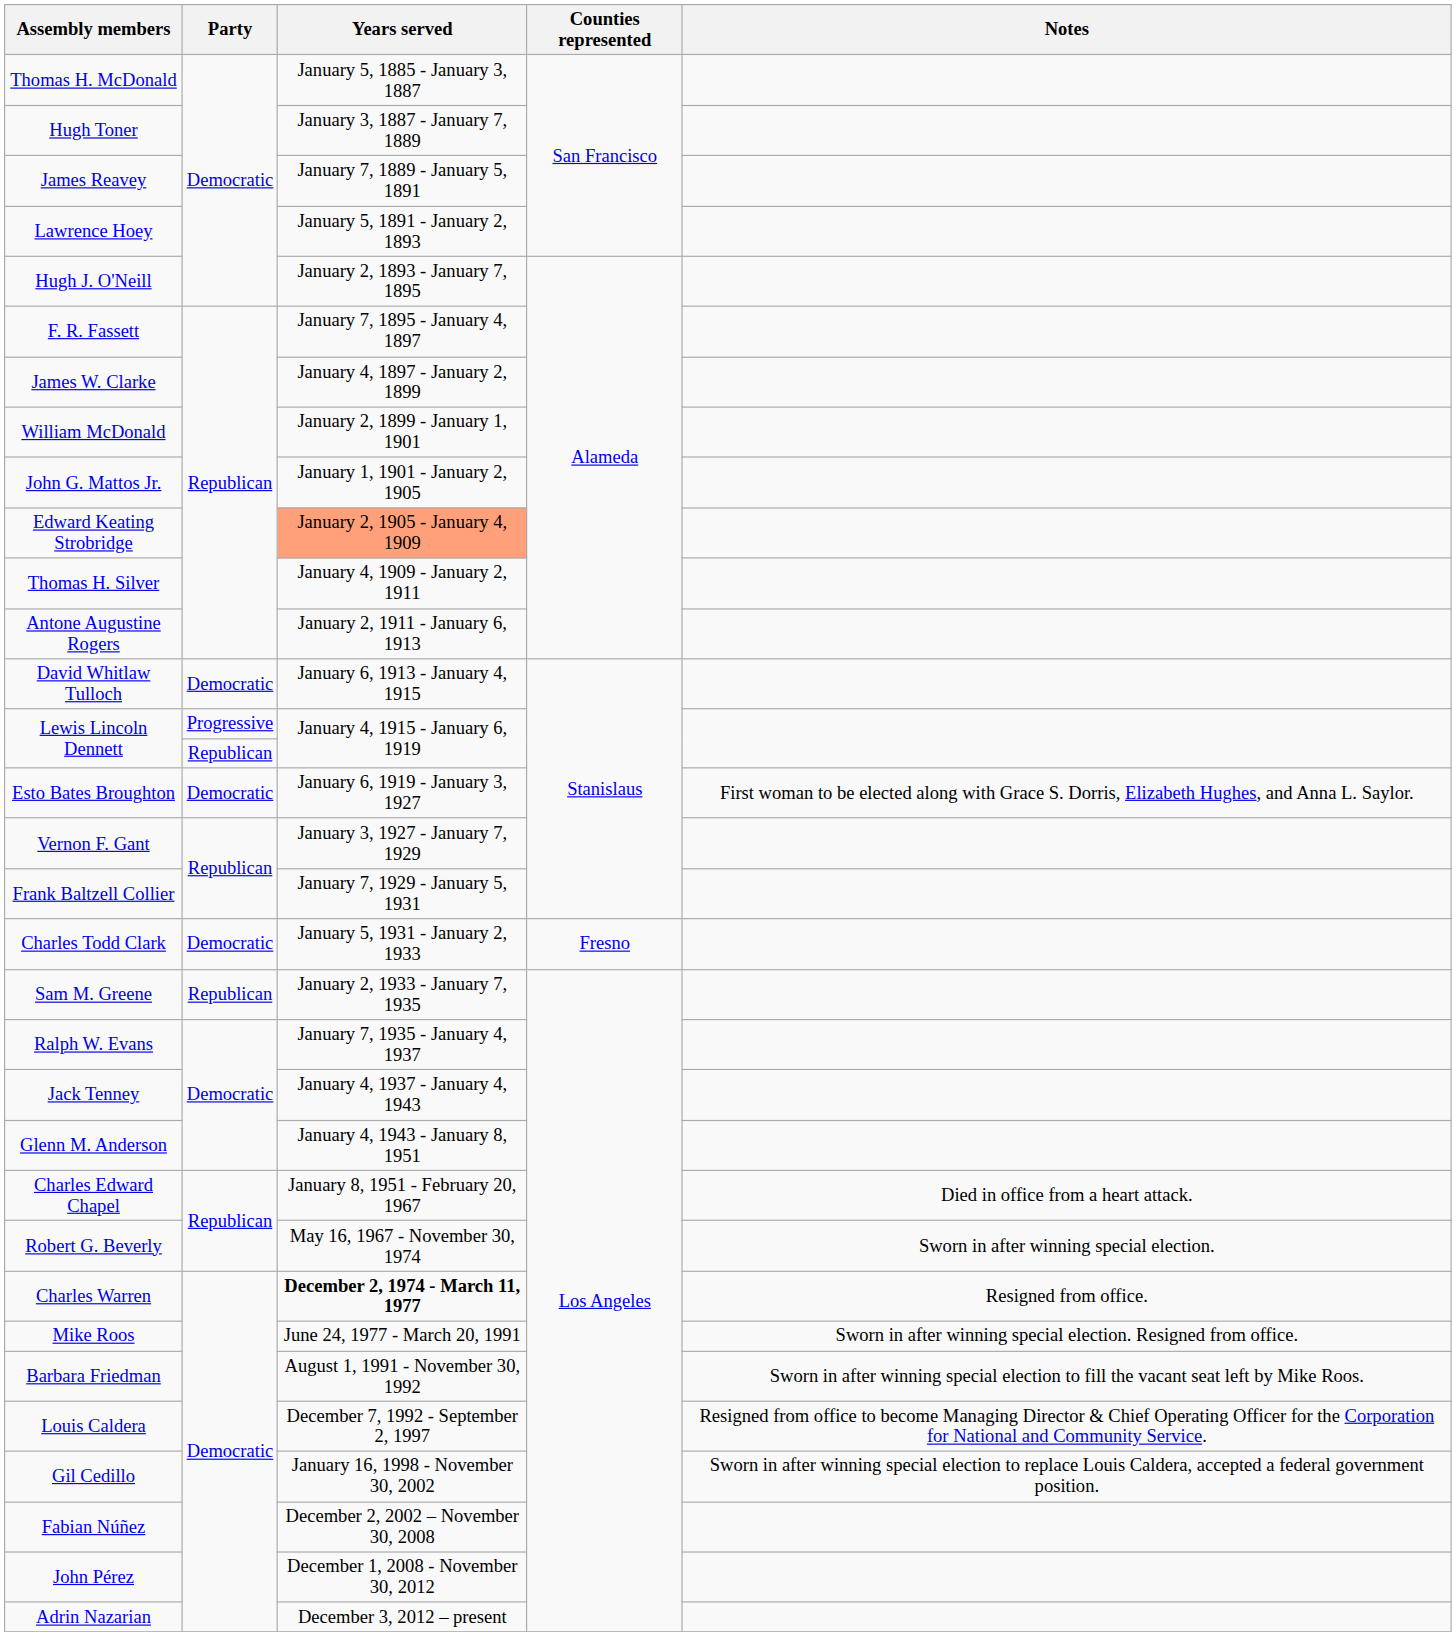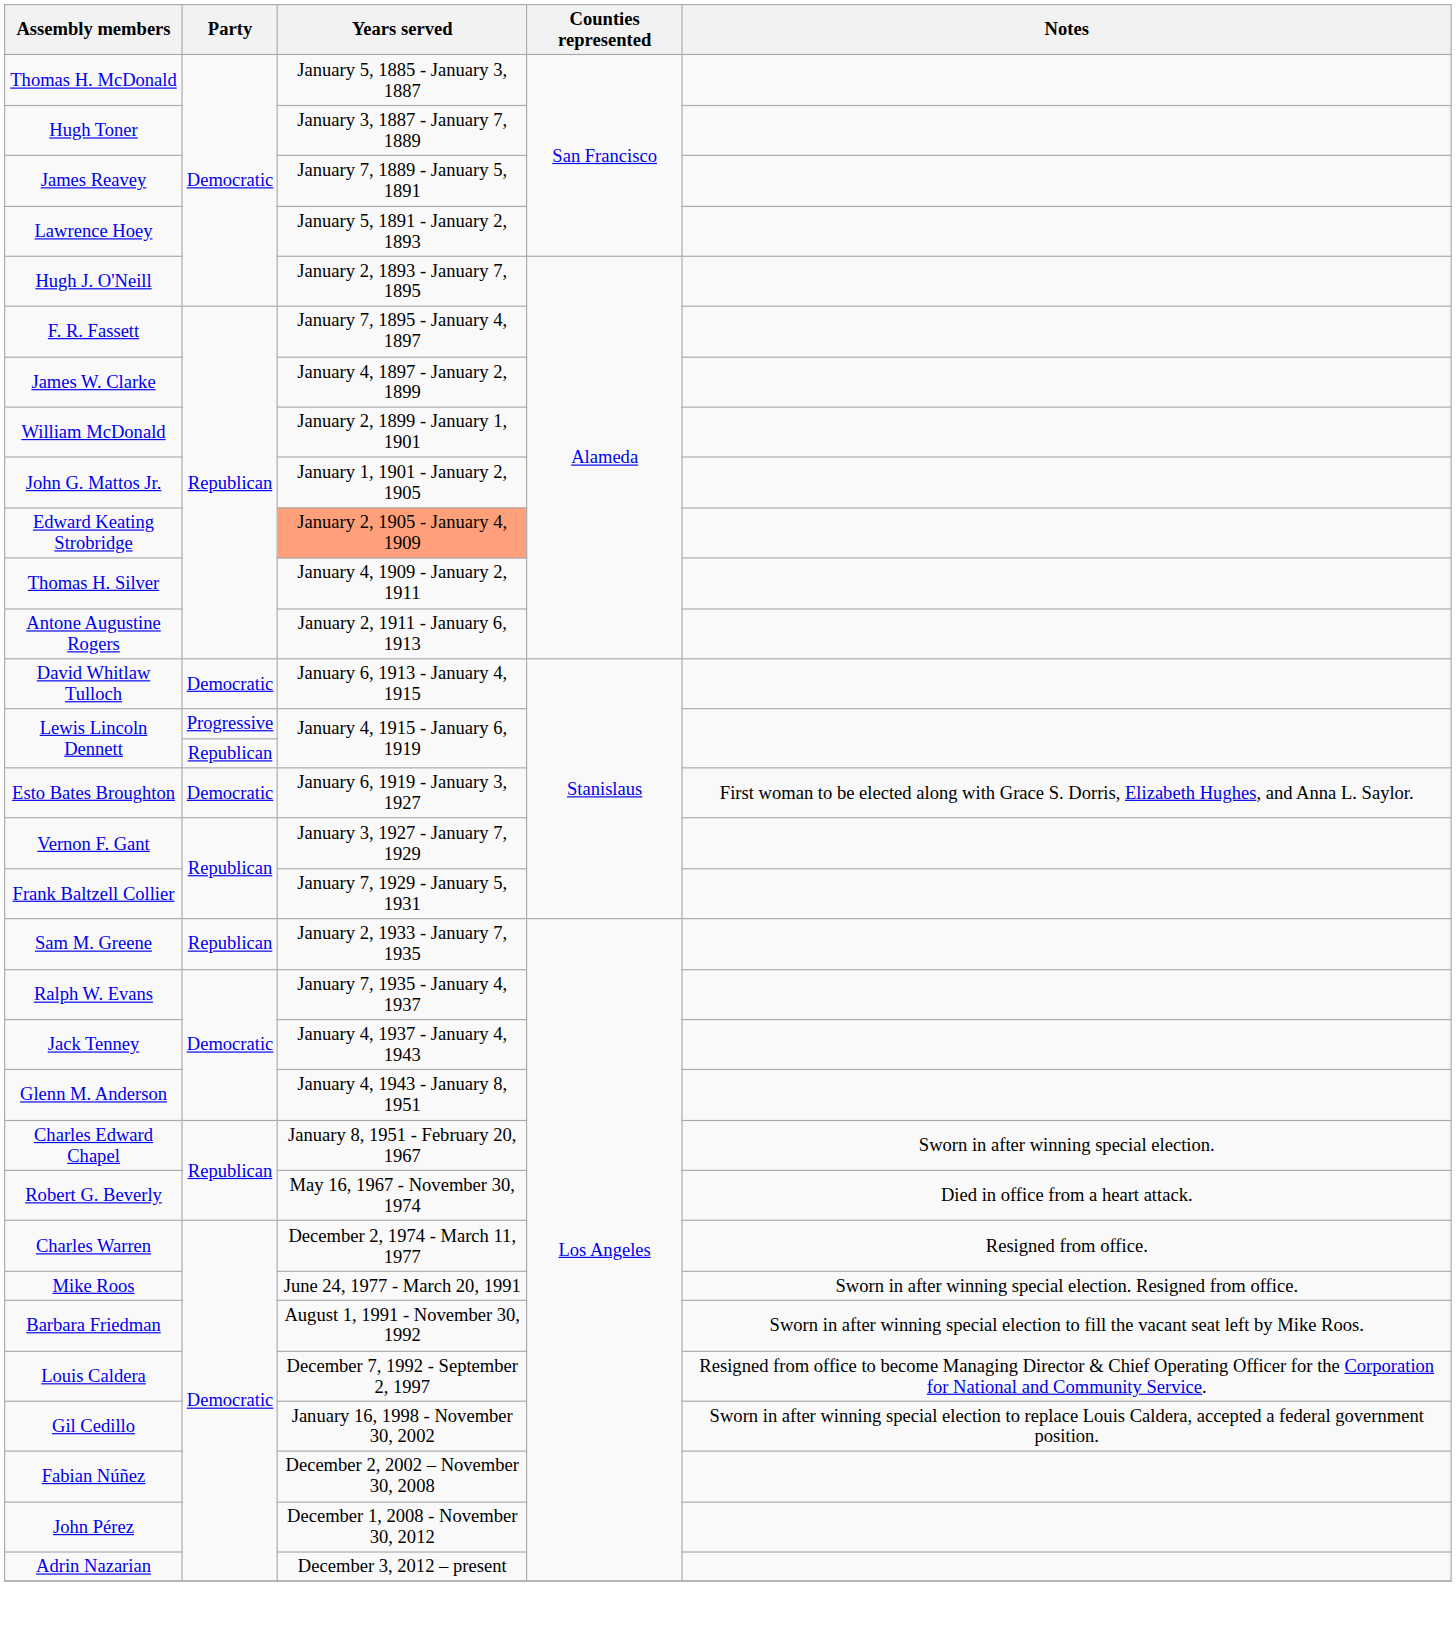- row: (94, 943)
(1067, 1195) Died in office from a heart attack. -> (1067, 1145) Sworn in after winning special election.
(1067, 1245) Sworn in after winning special election. -> (1067, 1195) Died in office from a heart attack.
(402, 1296) bold -> (402, 1245) normal
